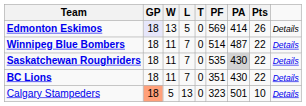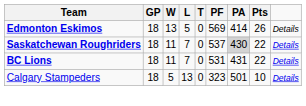(153, 28) lavender background -> (153, 28) no background
- row: (66, 45)
(217, 61) 535 -> (217, 45) 537
(217, 77) 351 -> (217, 61) 531
(239, 77) 430 -> (239, 61) 431
(153, 93) lightsalmon background -> (153, 77) no background
